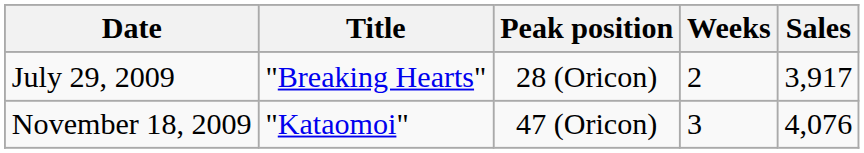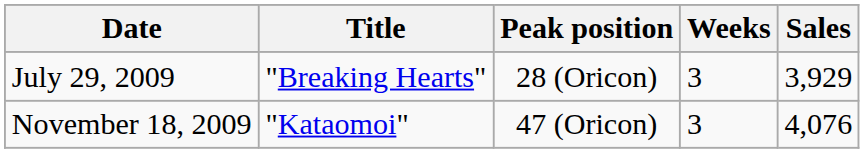(695, 76) 2 -> (695, 76) 3
(818, 76) 3,917 -> (818, 76) 3,929
